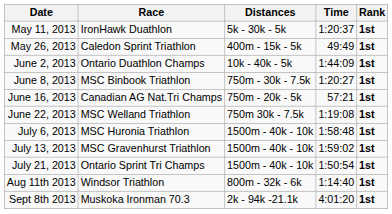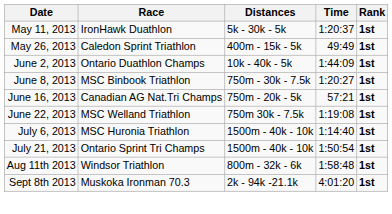(336, 132) 1:58:48 -> (336, 132) 1:14:40
- row: (44, 149)
(336, 183) 1:14:40 -> (336, 166) 1:58:48
